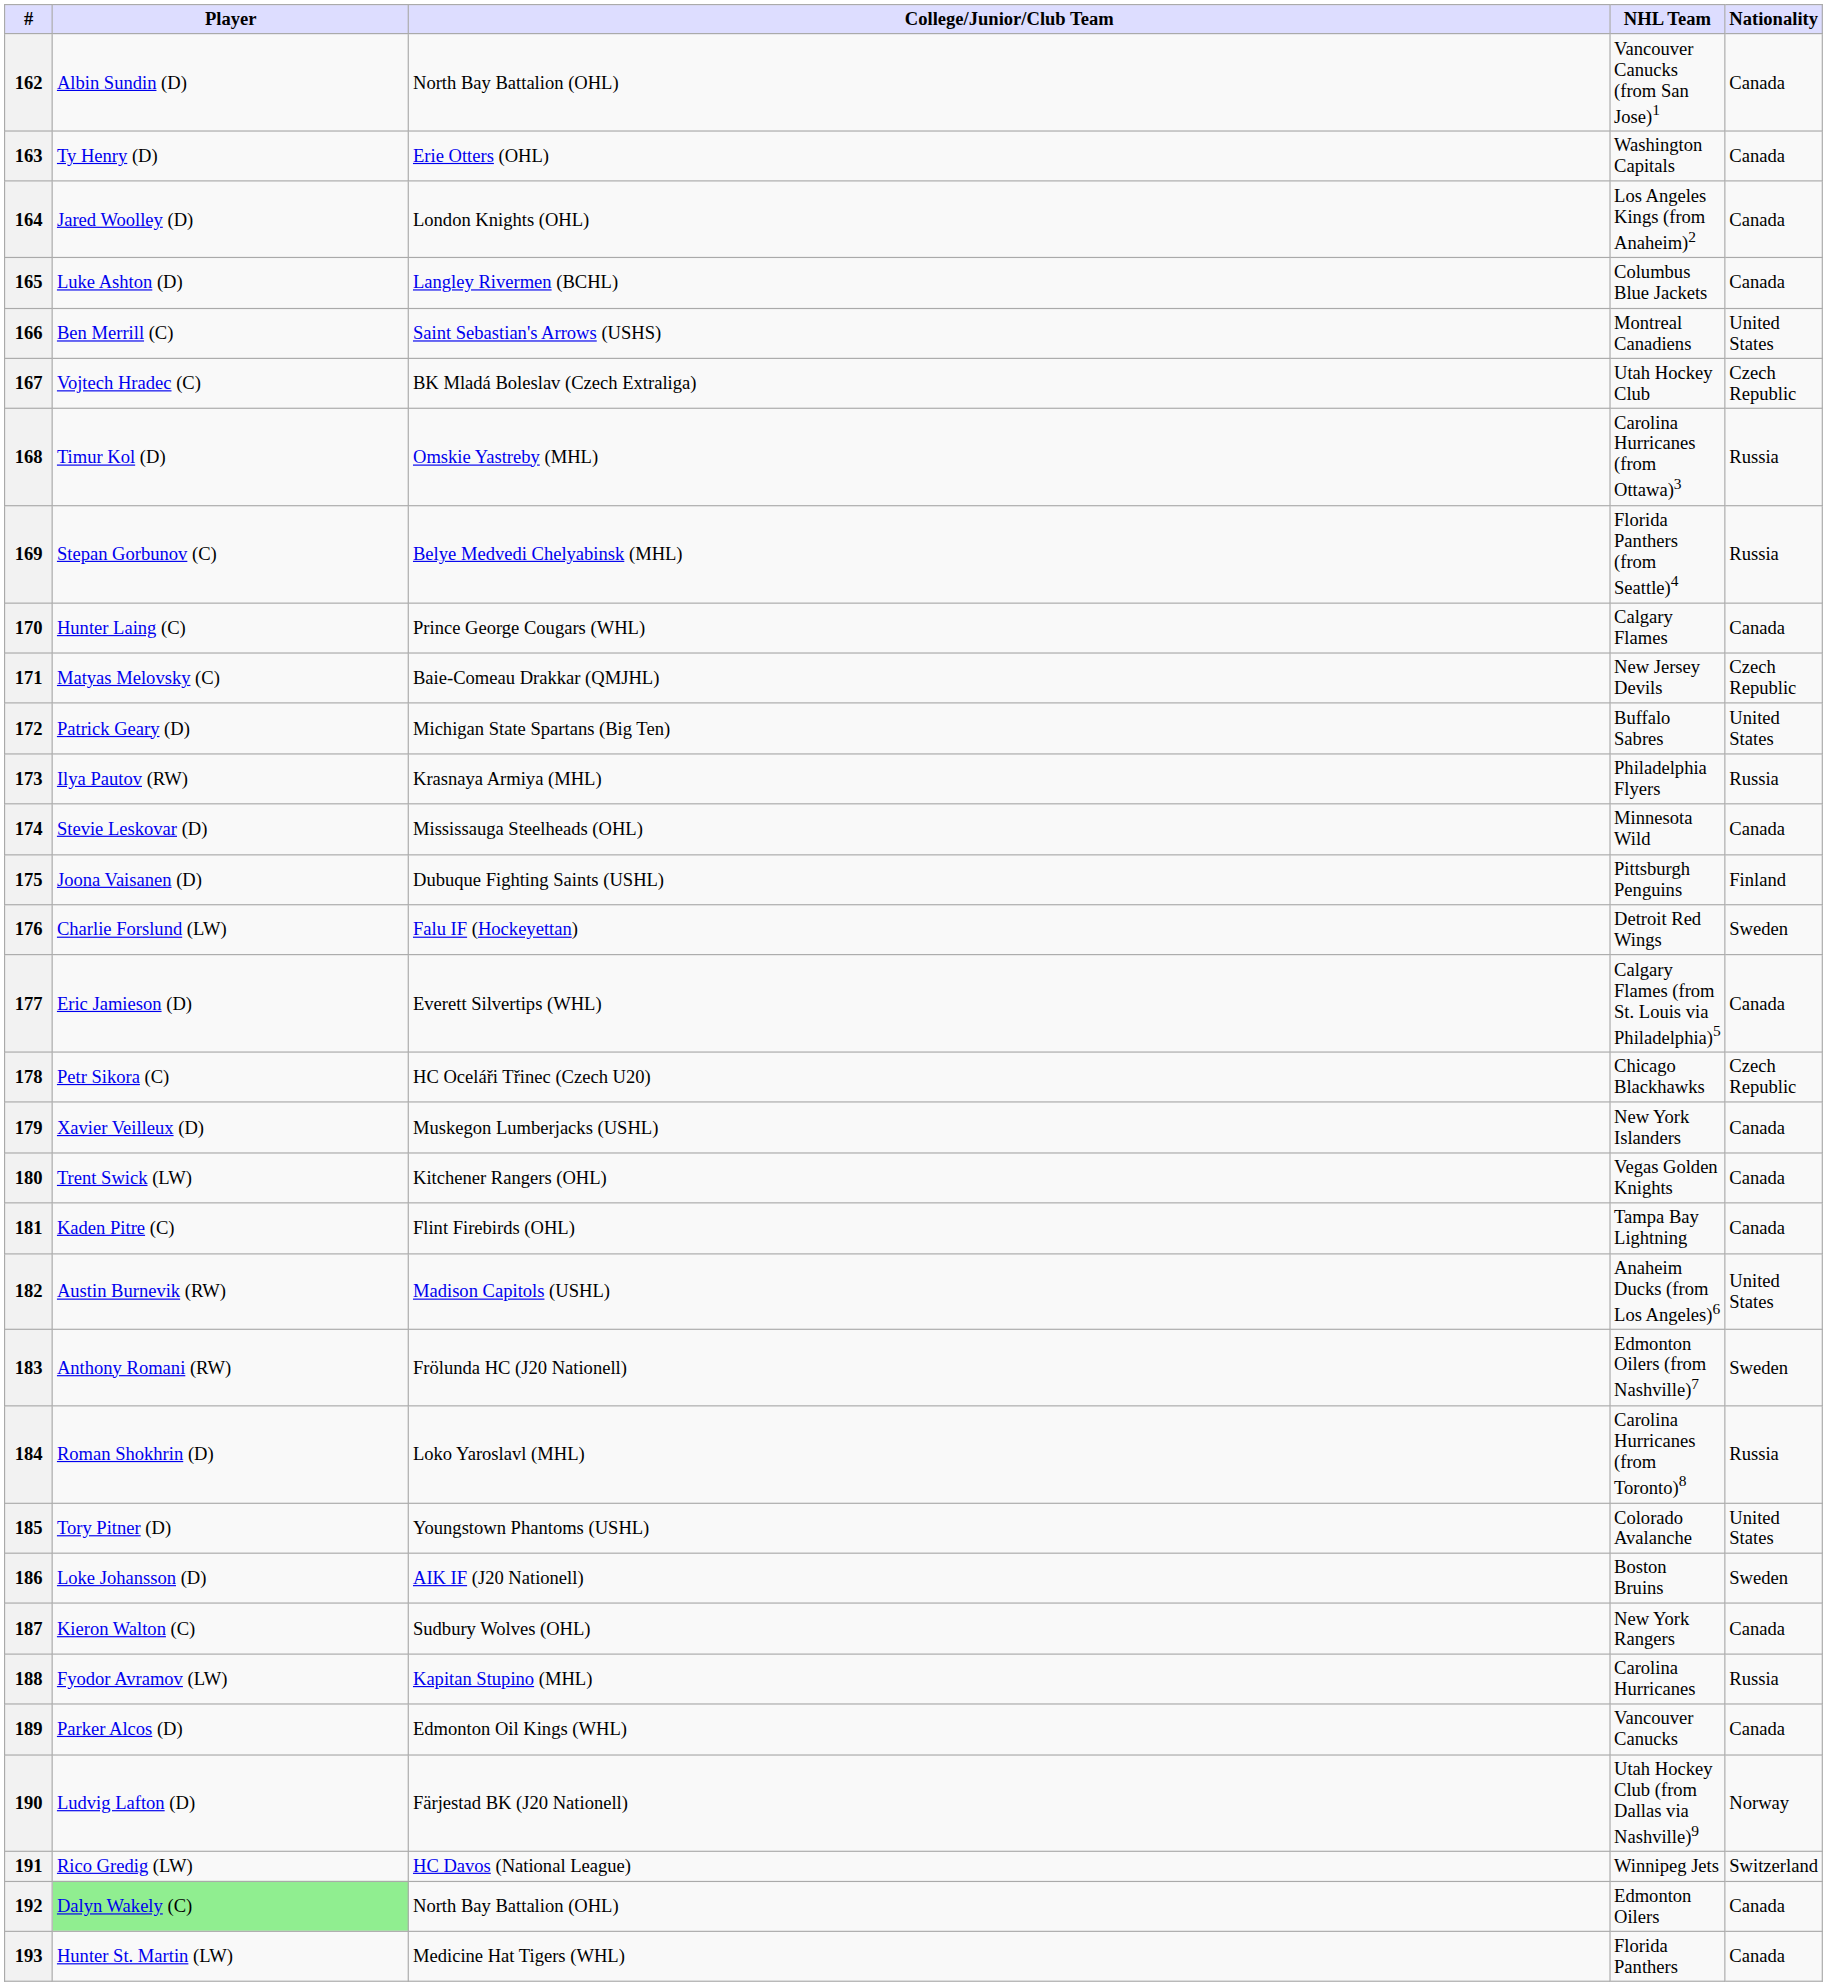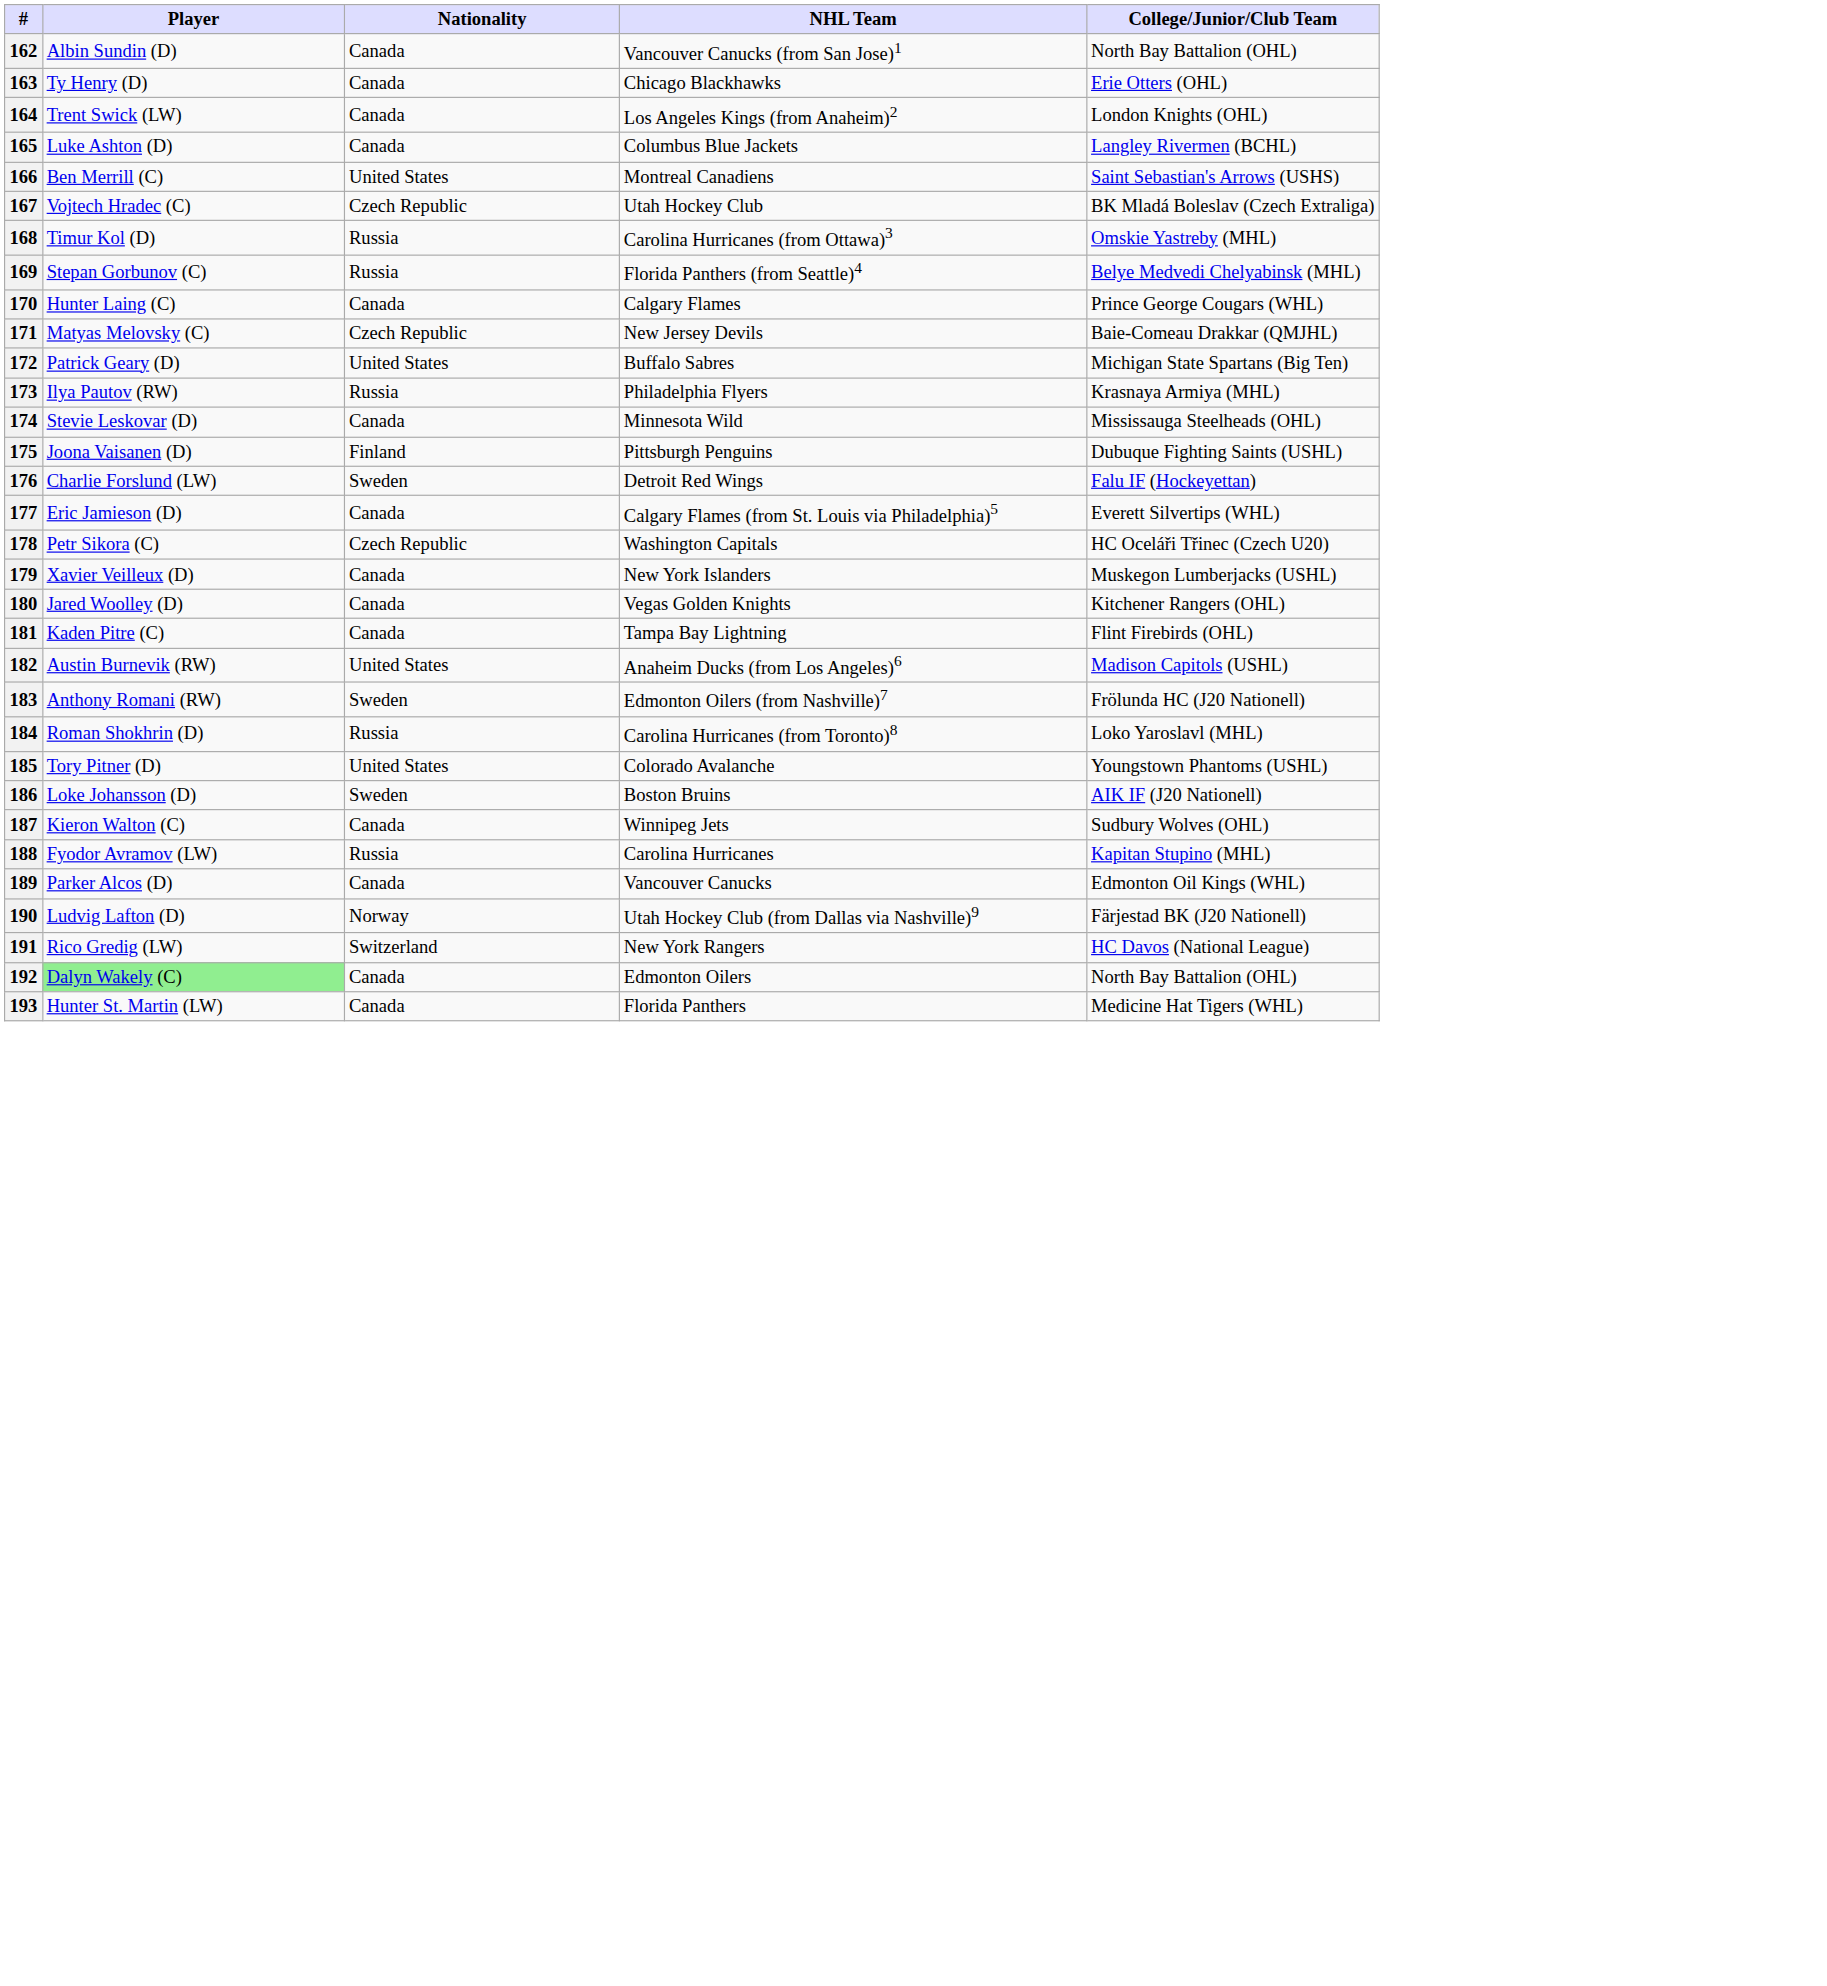columns swapped: (1774, 19) <-> (1009, 19)
(1658, 156) Washington Capitals -> (702, 83) Chicago Blackhawks
(125, 219) Jared Woolley (D) -> (114, 115) Trent Swick (LW)
(1659, 1077) Chicago Blackhawks -> (701, 544) Washington Capitals
(124, 1177) Trent Swick (LW) -> (115, 603) Jared Woolley (D)
(1652, 1628) New York Rangers -> (676, 824) Winnipeg Jets
(1667, 1866) Winnipeg Jets -> (694, 947) New York Rangers
